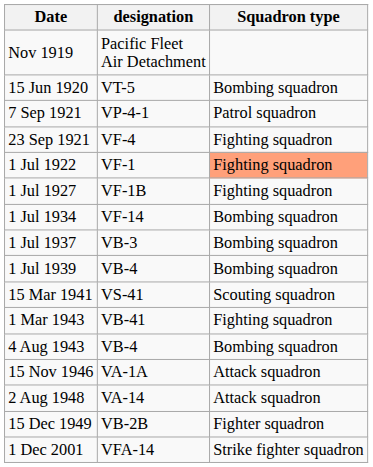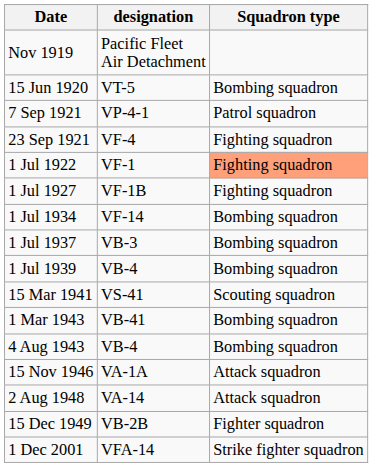(273, 320) Fighting squadron -> (276, 320) Bombing squadron
